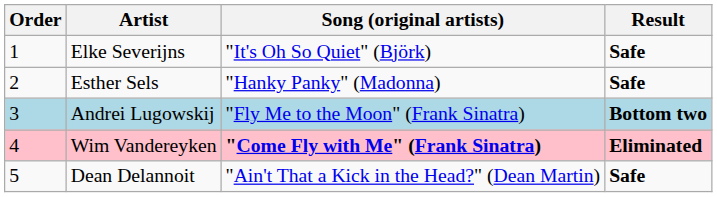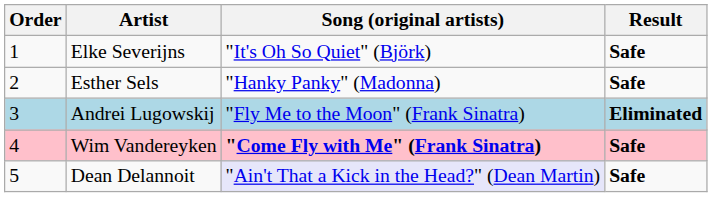(658, 113) Bottom two -> (656, 113) Eliminated
(656, 144) Eliminated -> (627, 144) Safe
(413, 176) no background -> (413, 176) lavender background
